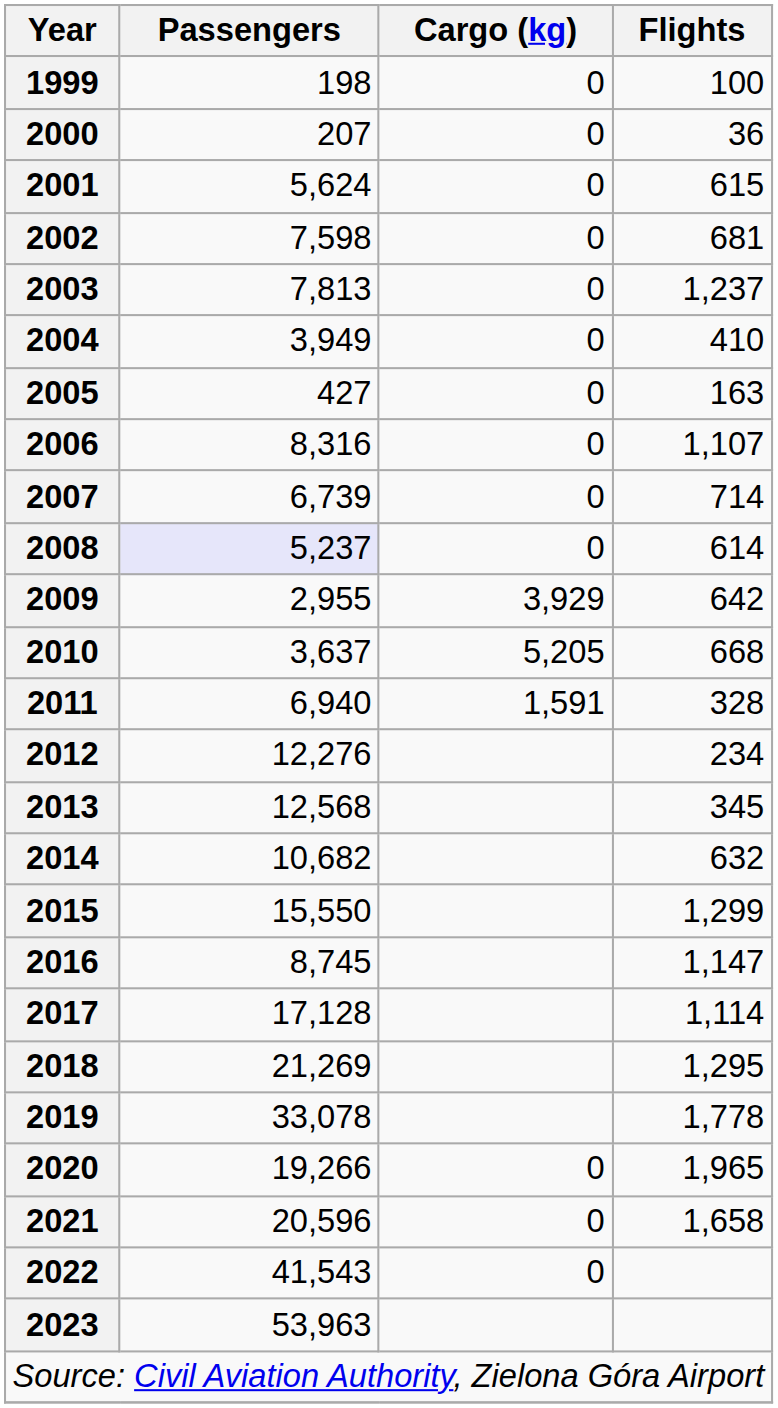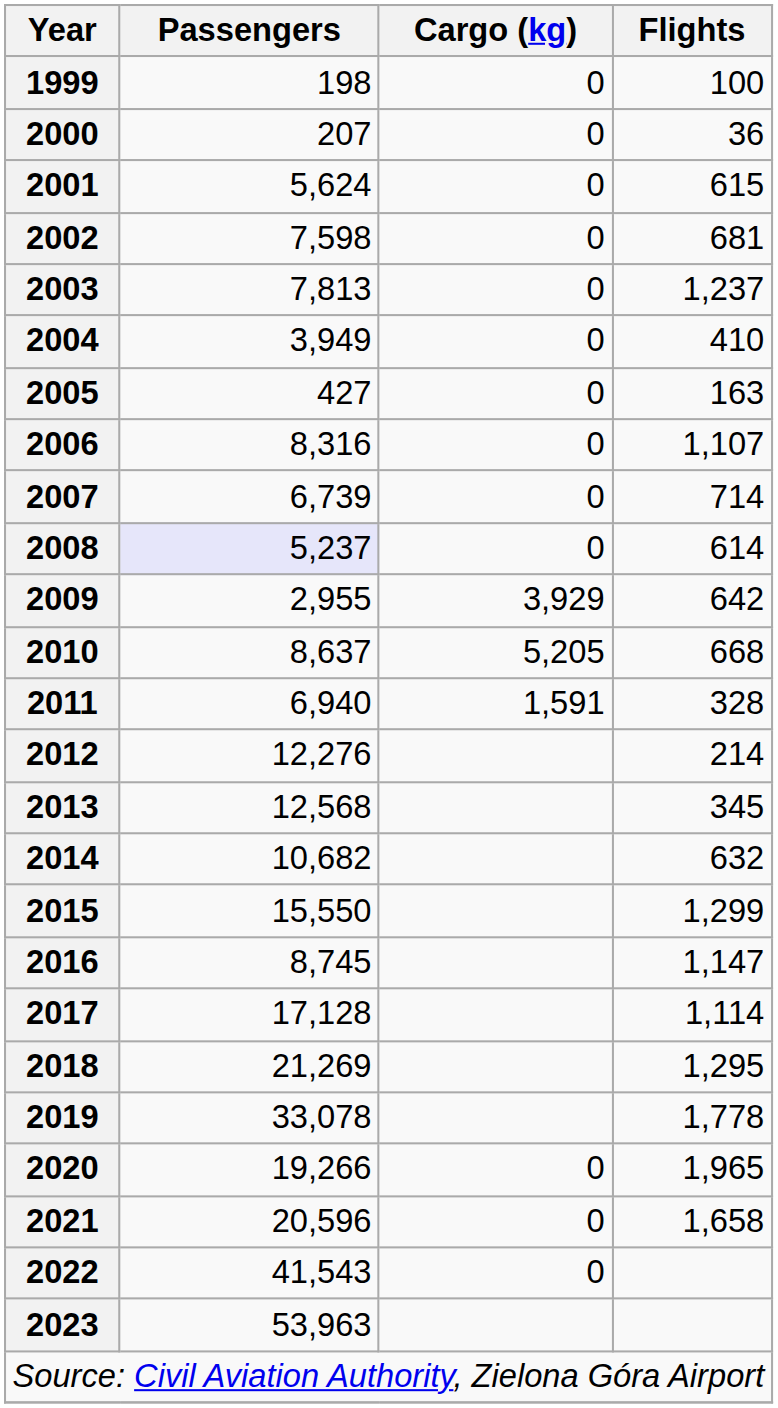(331, 651) 3,637 -> (331, 651) 8,637
(737, 755) 234 -> (737, 755) 214
